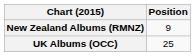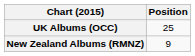rows swapped: (75, 28) <-> (75, 43)
